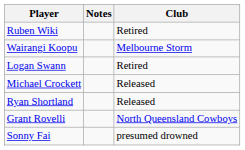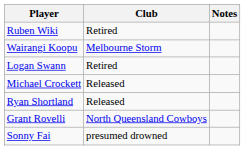columns swapped: (177, 13) <-> (99, 13)
